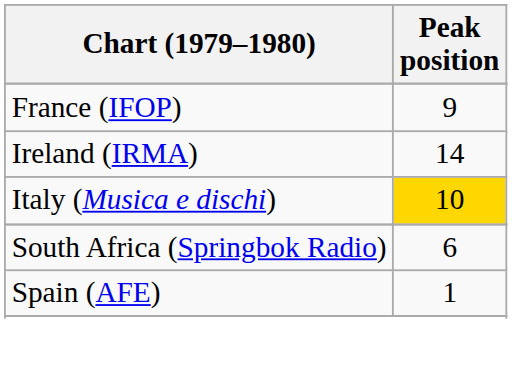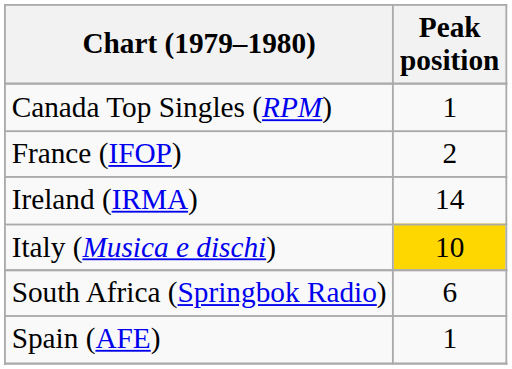+ row: (172, 107)
(450, 107) 9 -> (450, 153) 2
